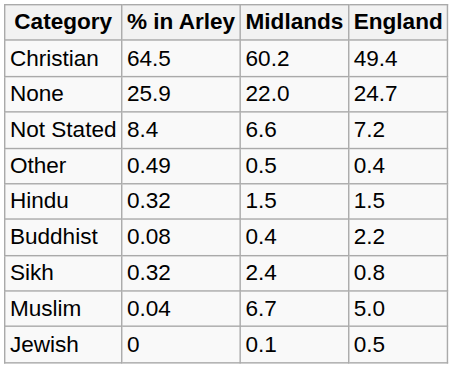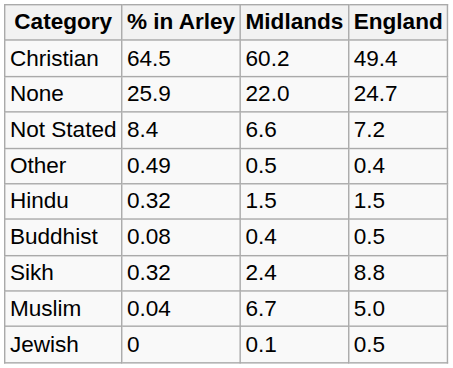(369, 237) 2.2 -> (369, 237) 0.5
(369, 272) 0.8 -> (369, 272) 8.8
